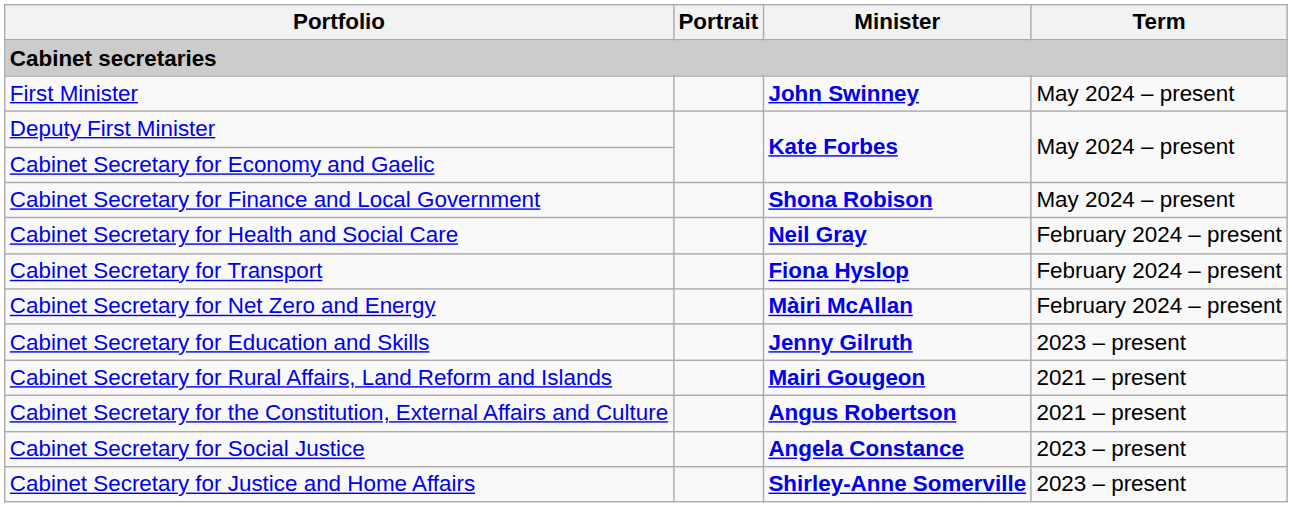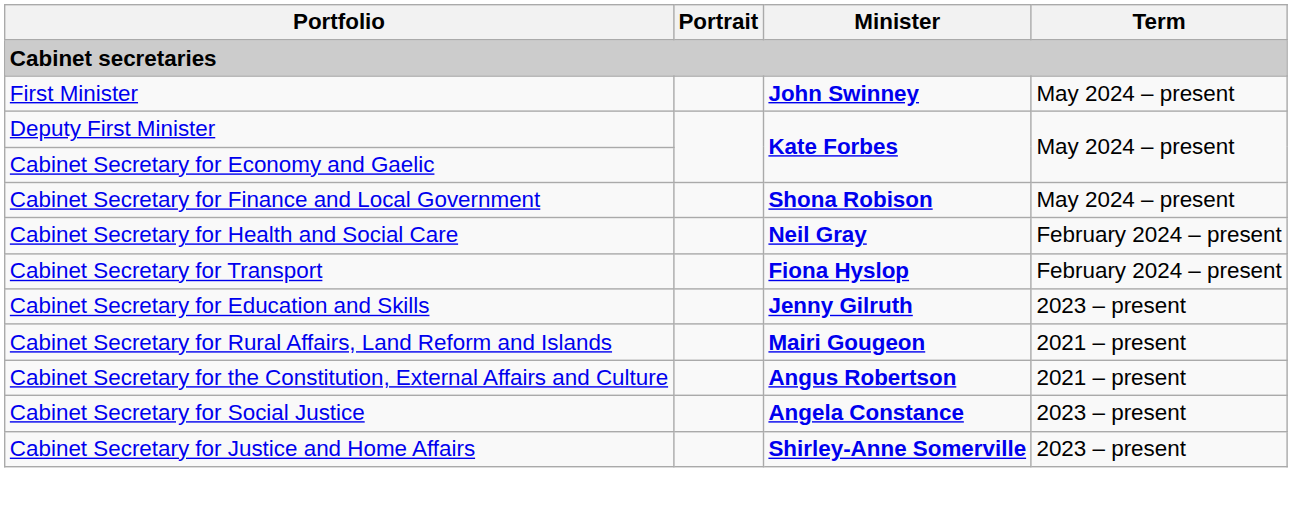- row: (223, 306)
